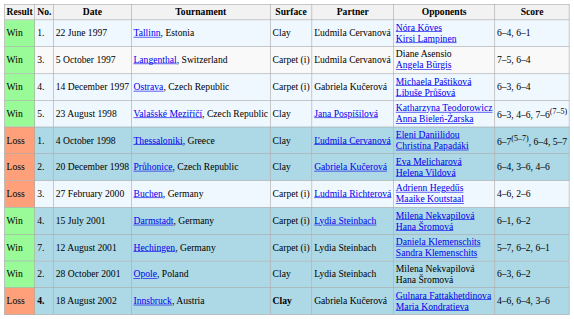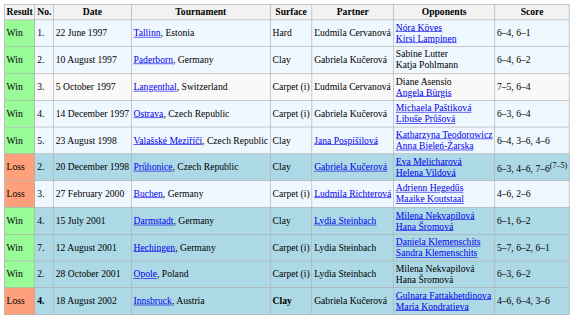(282, 33) Clay -> (282, 33) Hard
+ row: (86, 59)
(532, 113) 6–3, 4–6, 7–6(7–5) -> (523, 140) 6–4, 3–6, 4–6
- row: (86, 140)
(523, 166) 6–4, 3–6, 4–6 -> (532, 166) 6–3, 4–6, 7–6(7–5)
(291, 220) Carpet (i) -> (282, 220) Clay
(282, 274) Clay -> (291, 274) Carpet (i)
